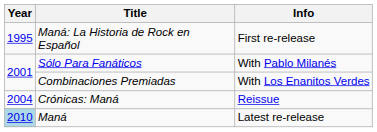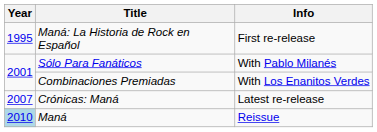(20, 99) 2004 -> (20, 99) 2007
(258, 99) Reissue -> (281, 99) Latest re-release
(281, 117) Latest re-release -> (258, 117) Reissue
